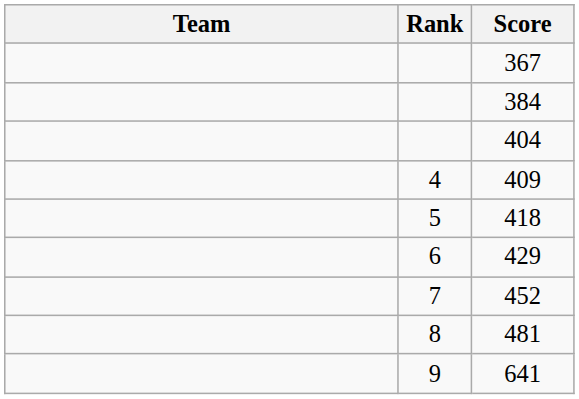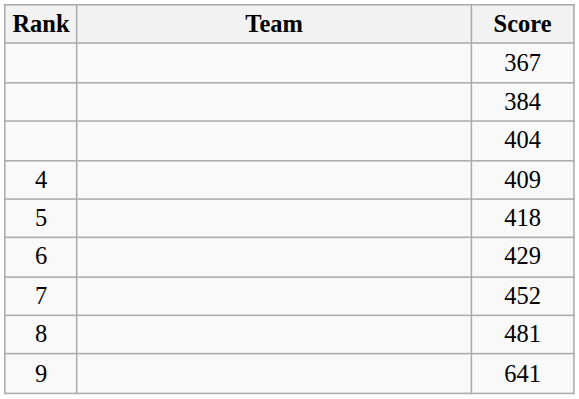columns swapped: (435, 23) <-> (202, 23)
